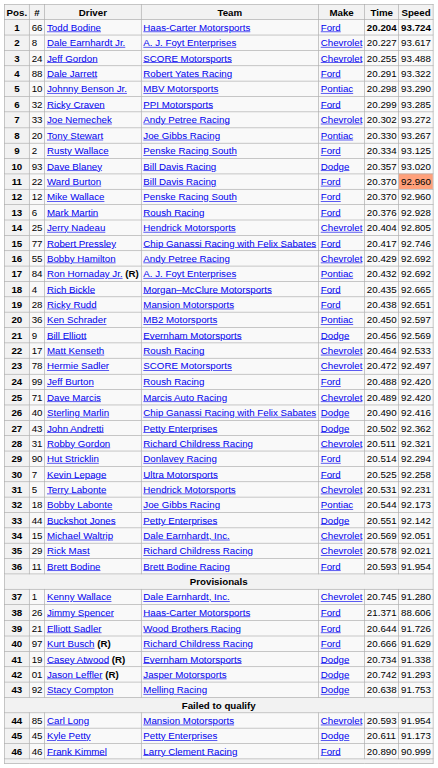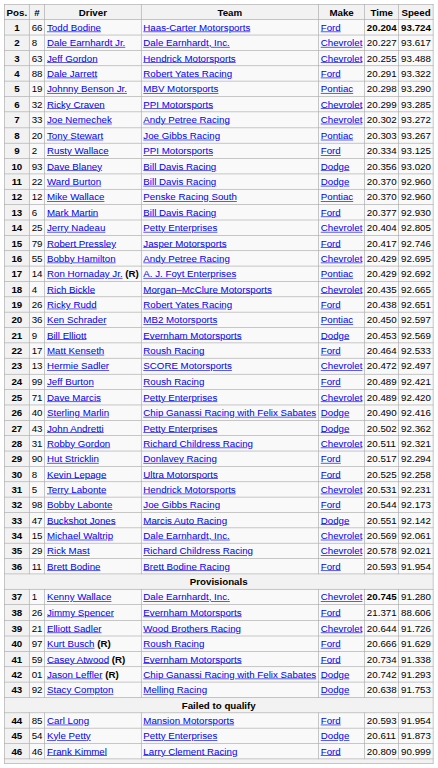(190, 43) A. J. Foyt Enterprises -> (187, 43) Dale Earnhardt, Inc.
(37, 58) 24 -> (37, 58) 63
(188, 58) SCORE Motorsports -> (190, 58) Hendrick Motorsports
(37, 89) 10 -> (37, 89) 19
(331, 105) Ford -> (342, 105) Chevrolet
(382, 135) 20.330 -> (382, 135) 20.303
(190, 151) Penske Racing South -> (178, 151) PPI Motorsports
(382, 166) 20.357 -> (382, 166) 20.356
(331, 182) Ford -> (335, 182) Dodge
(416, 182) lightsalmon background -> (416, 182) no background
(331, 197) Ford -> (337, 197) Pontiac
(174, 212) Roush Racing -> (180, 212) Bill Davis Racing
(382, 212) 20.376 -> (382, 212) 20.377
(416, 212) 92.928 -> (416, 212) 92.930
(190, 228) Hendrick Motorsports -> (180, 228) Petty Enterprises
(37, 243) 77 -> (37, 243) 79
(230, 243) Chip Ganassi Racing with Felix Sabates -> (185, 243) Jasper Motorsports
(416, 259) 92.692 -> (416, 259) 92.695
(37, 274) 84 -> (37, 274) 14
(382, 274) 20.432 -> (382, 274) 20.429
(331, 289) Ford -> (342, 289) Chevrolet
(37, 305) 28 -> (37, 305) 26
(189, 305) Mansion Motorsports -> (188, 305) Robert Yates Racing
(382, 336) 20.456 -> (382, 336) 20.453
(342, 351) Chevrolet -> (331, 351) Ford
(37, 366) 78 -> (37, 366) 13
(382, 382) 20.488 -> (382, 382) 20.489
(416, 382) 92.420 -> (416, 382) 92.421
(185, 397) Marcis Auto Racing -> (180, 397) Petty Enterprises
(382, 459) 20.514 -> (382, 459) 20.517
(34, 474) 7 -> (34, 474) 8
(37, 505) 18 -> (37, 505) 98
(337, 505) Pontiac -> (331, 505) Ford
(37, 520) 44 -> (37, 520) 47
(180, 520) Petty Enterprises -> (185, 520) Marcis Auto Racing
(416, 536) 92.051 -> (416, 536) 92.061
(382, 597) normal -> (382, 597) bold
(197, 613) Haas-Carter Motorsports -> (192, 613) Evernham Motorsports
(331, 628) Ford -> (342, 628) Chevrolet
(198, 644) Richard Childress Racing -> (174, 644) Roush Racing
(37, 659) 19 -> (37, 659) 59
(335, 659) Dodge -> (331, 659) Ford
(185, 674) Jasper Motorsports -> (230, 674) Chip Ganassi Racing with Felix Sabates
(342, 721) Chevrolet -> (331, 721) Ford
(37, 736) 45 -> (37, 736) 54
(416, 736) 91.173 -> (416, 736) 91.873
(382, 751) 20.890 -> (382, 751) 20.809
